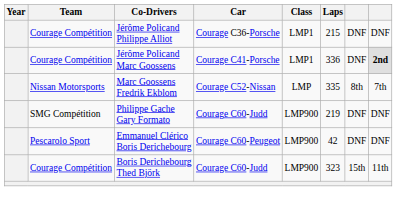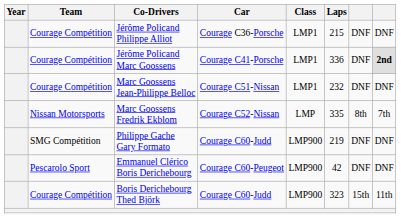+ row: (156, 87)
